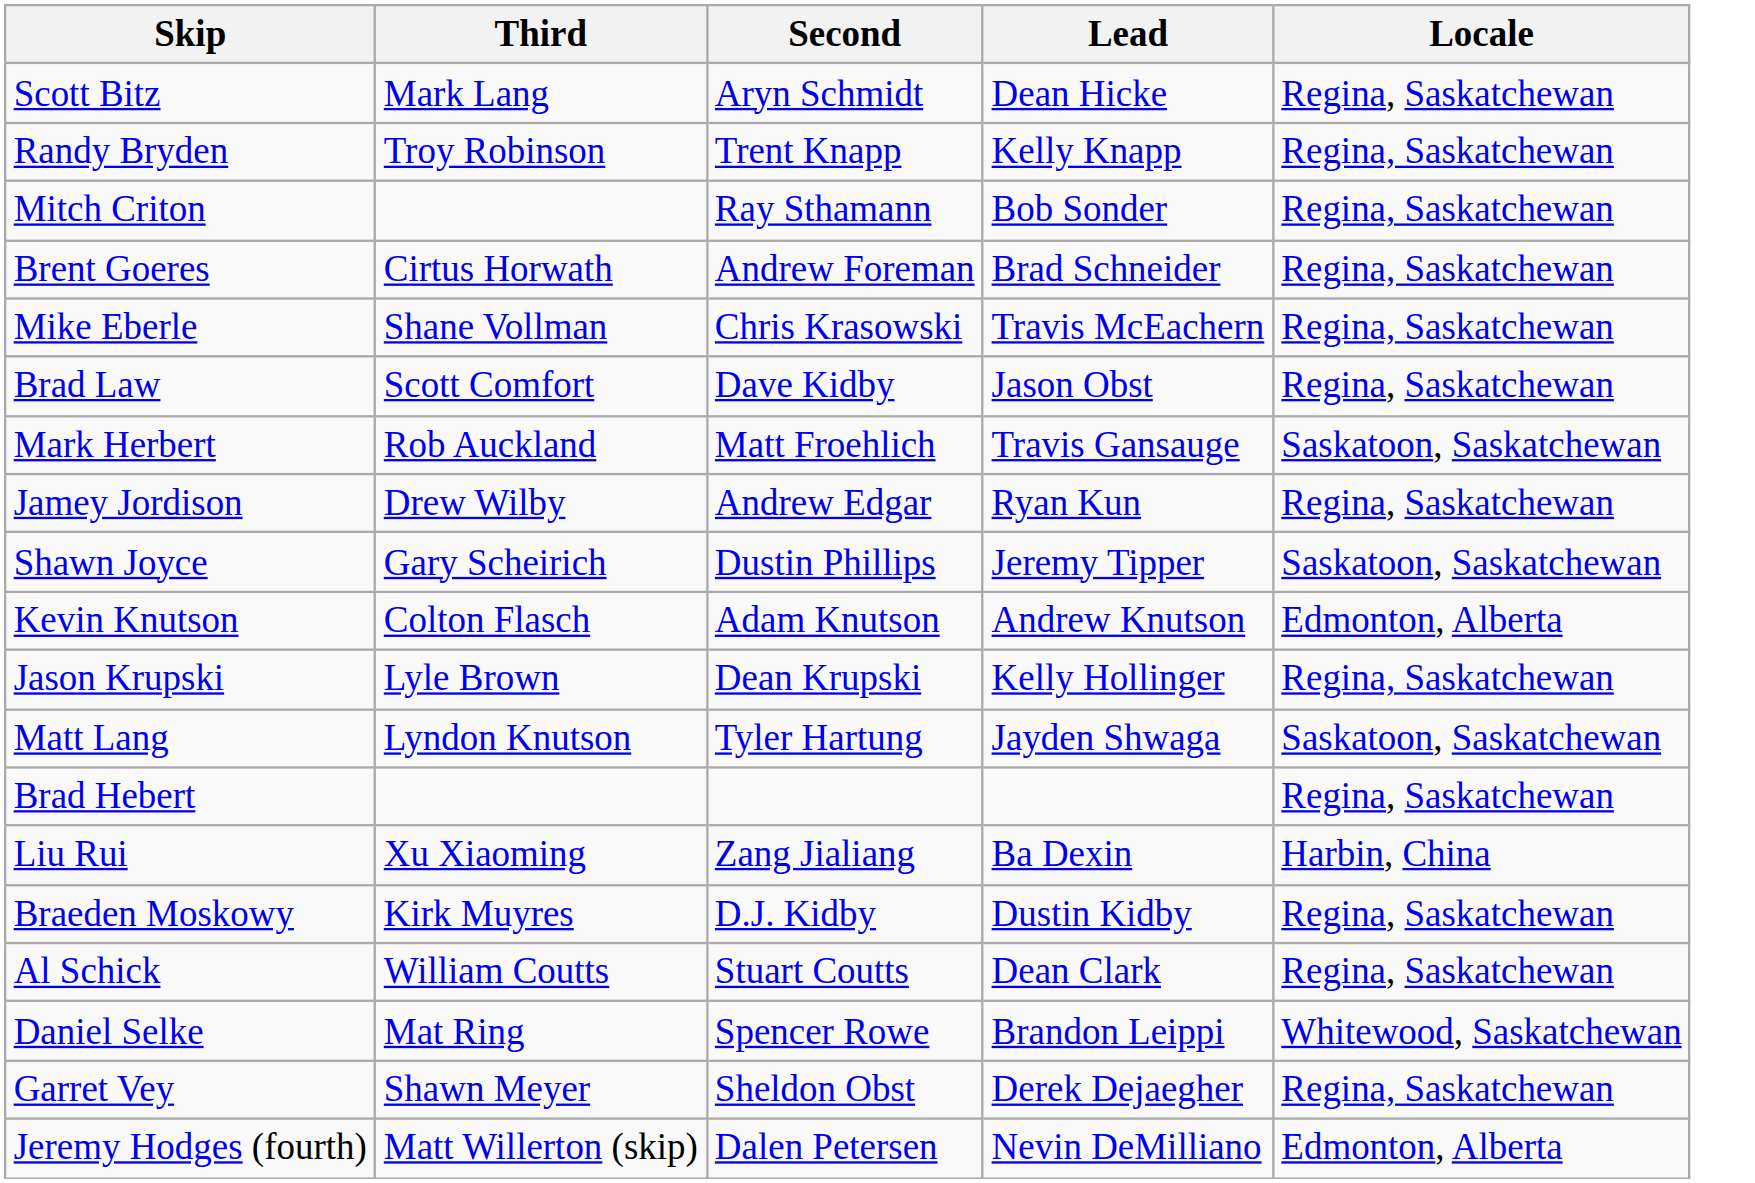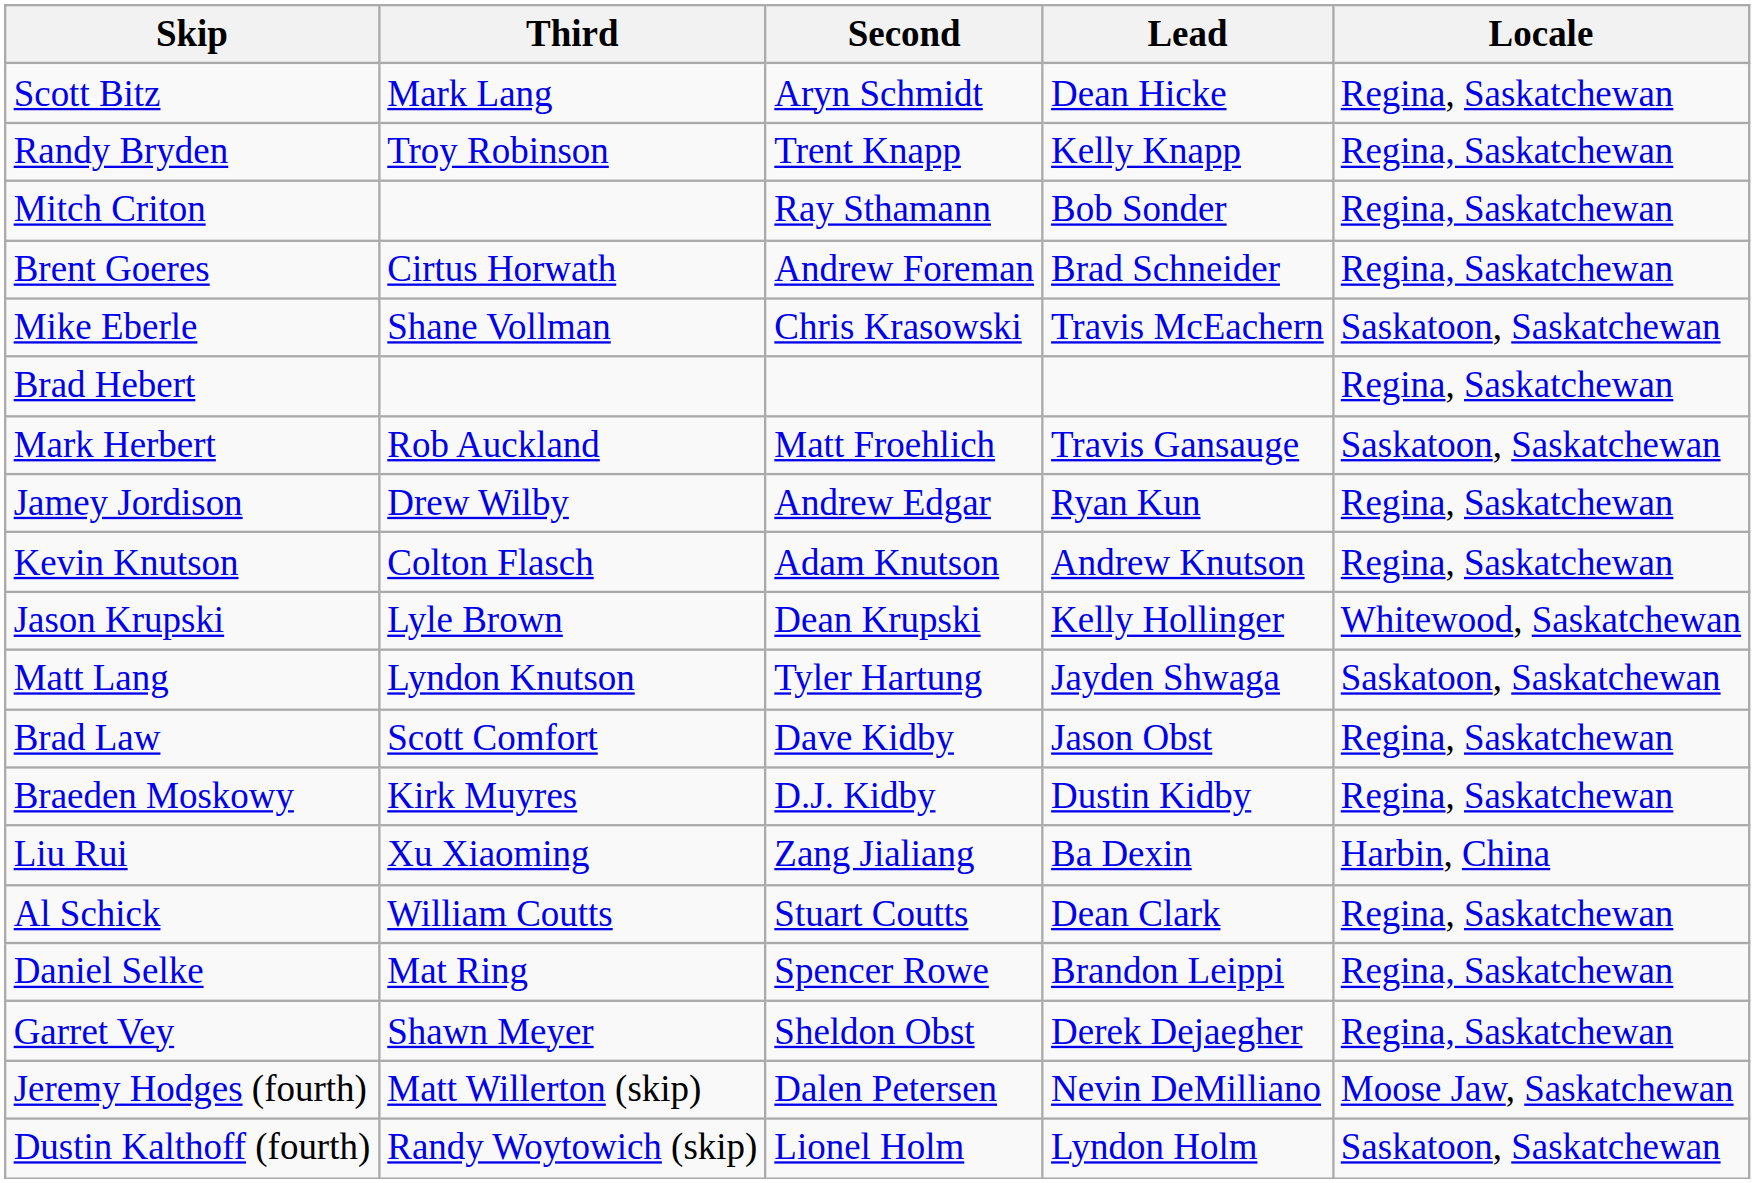(1448, 326) Regina, Saskatchewan -> (1531, 326) Saskatoon, Saskatchewan
rows swapped: (105, 795) <-> (87, 385)
- row: (111, 561)
(1422, 619) Edmonton, Alberta -> (1507, 561) Regina, Saskatchewan
(1448, 678) Regina, Saskatchewan -> (1541, 619) Whitewood, Saskatchewan
rows swapped: (71, 854) <-> (154, 913)
(1481, 1030) Whitewood, Saskatchewan -> (1507, 971) Regina, Saskatchewan
(1422, 1147) Edmonton, Alberta -> (1537, 1088) Moose Jaw, Saskatchewan
+ row: (192, 1147)
